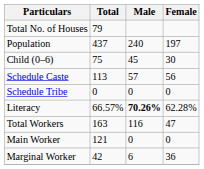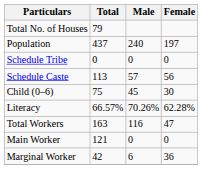rows swapped: (30, 60) <-> (37, 92)
(144, 108) bold -> (144, 108) normal
